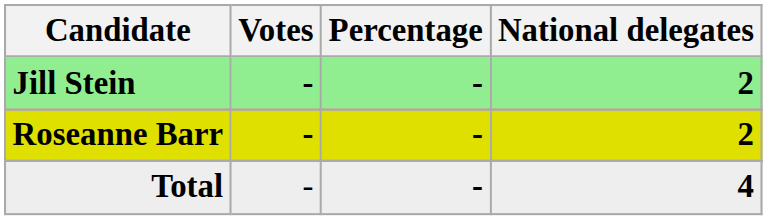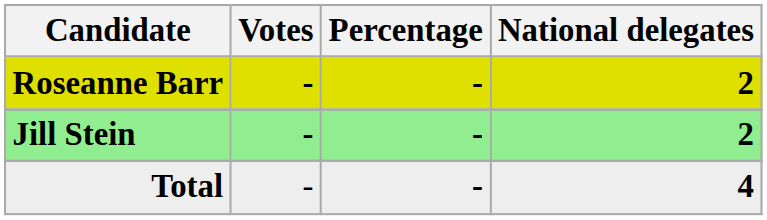rows swapped: (74, 82) <-> (118, 134)
